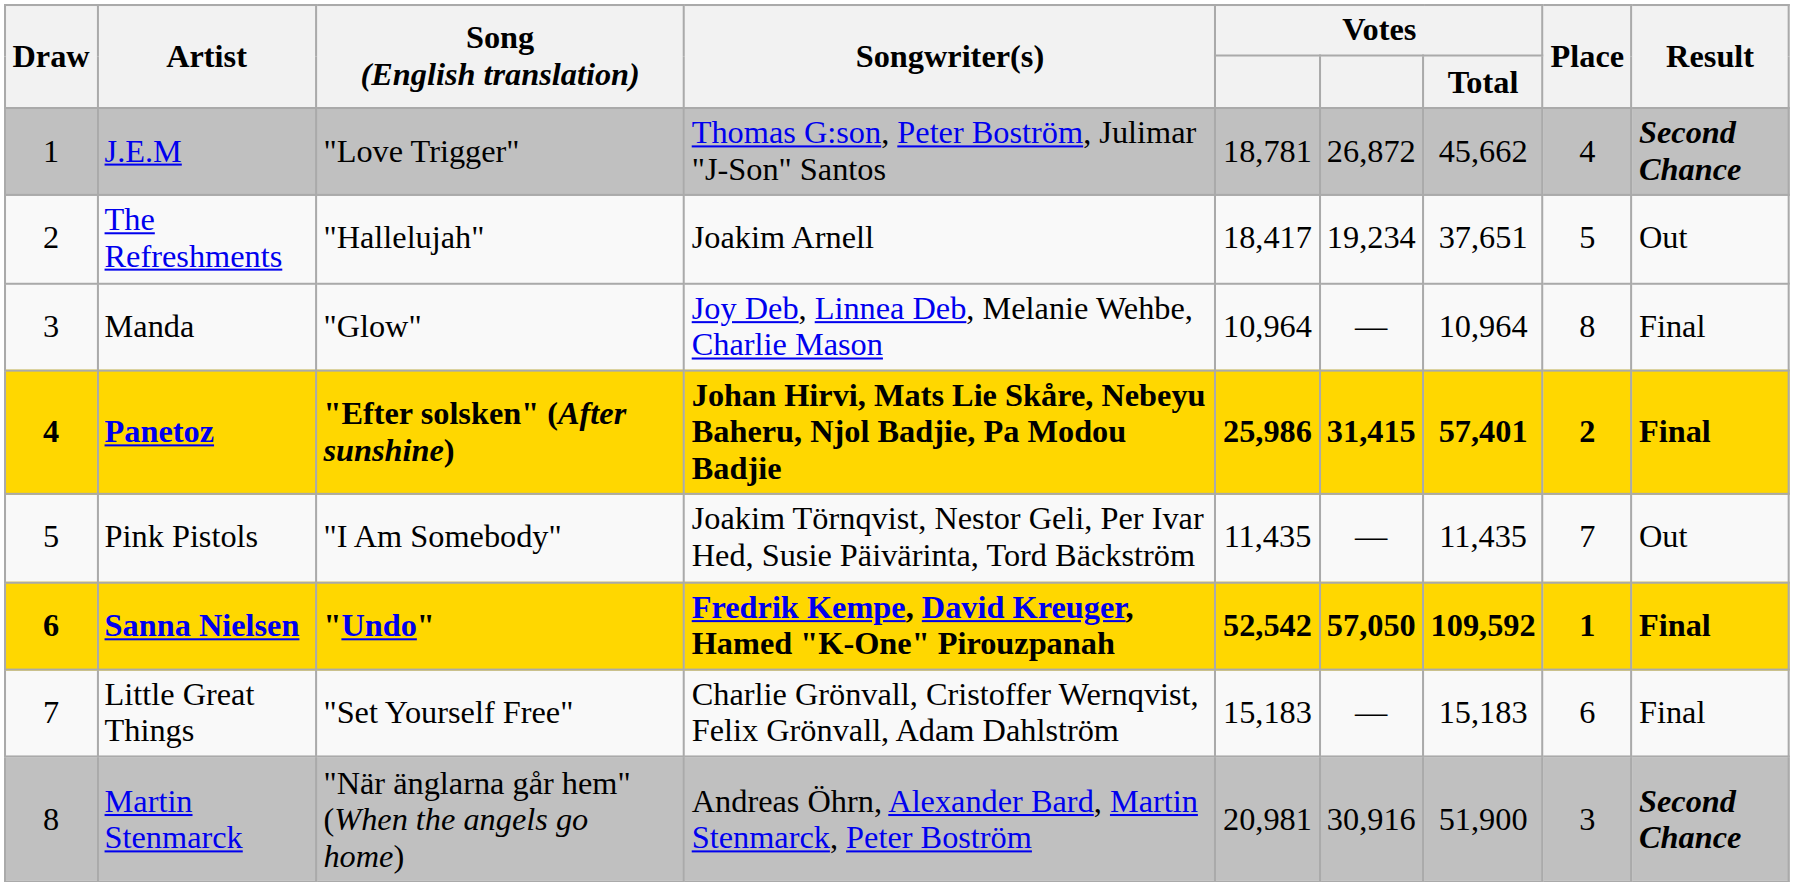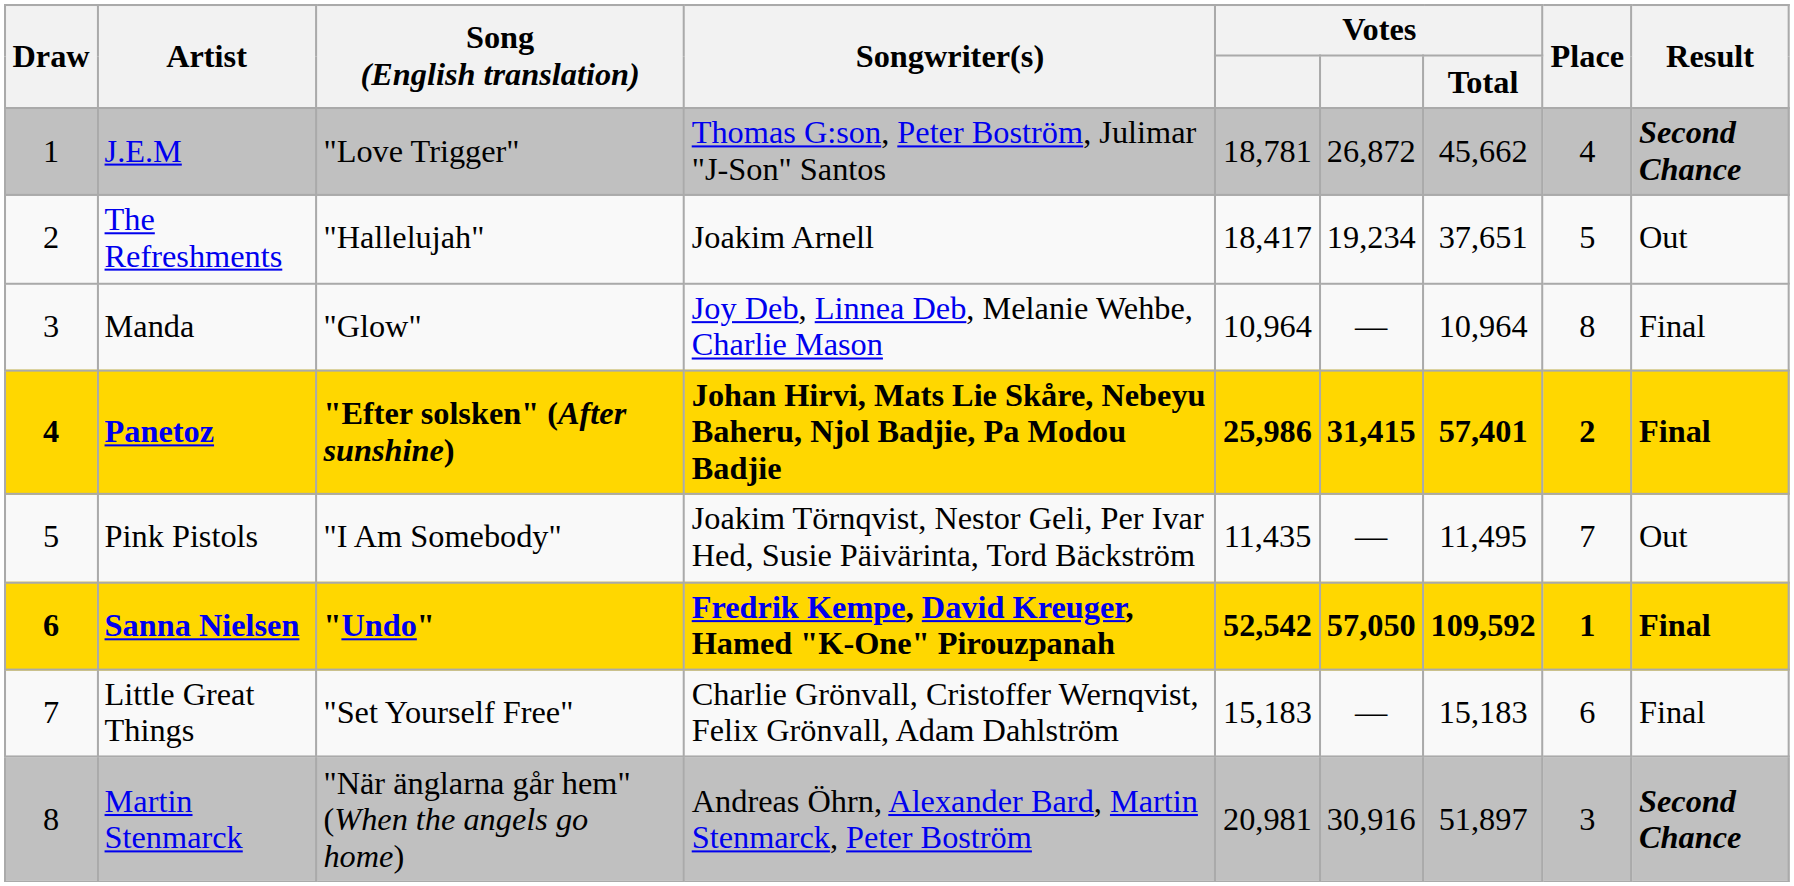(1483, 537) 11,435 -> (1483, 537) 11,495
(1483, 818) 51,900 -> (1483, 818) 51,897
